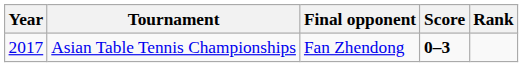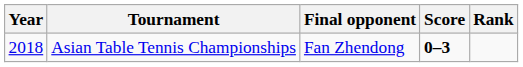(26, 47) 2017 -> (26, 47) 2018
